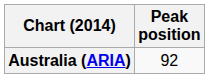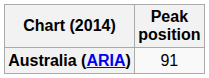(169, 60) 92 -> (169, 60) 91
